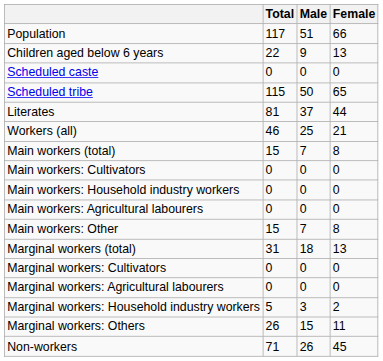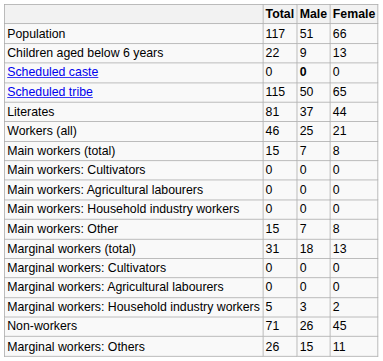(303, 72) normal -> (303, 72) bold
rows swapped: (105, 209) <-> (123, 190)
rows swapped: (76, 326) <-> (42, 346)
